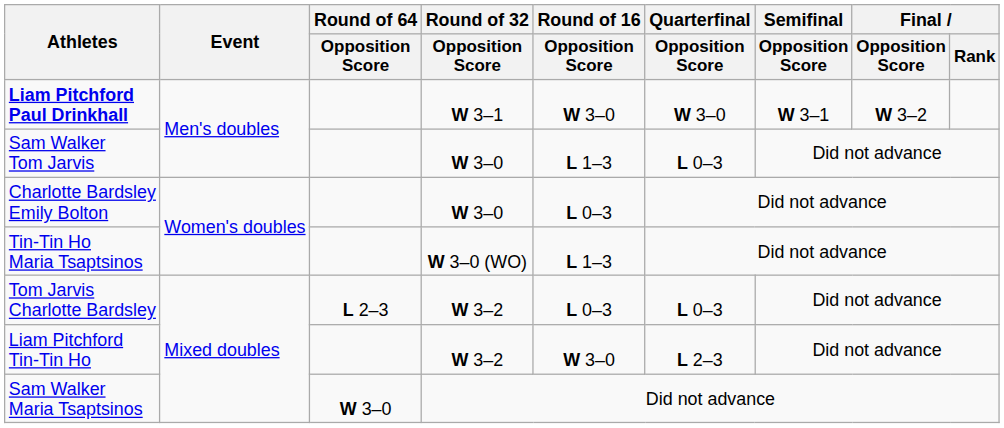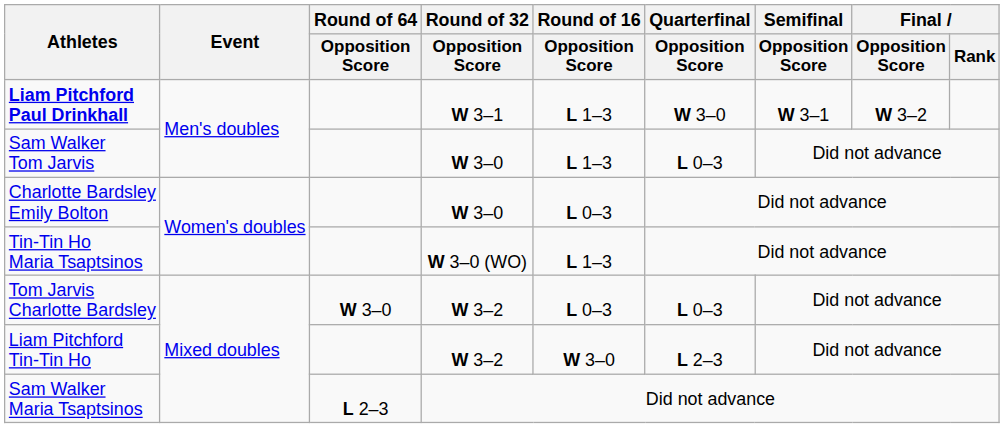(589, 114) W 3–0 -> (589, 114) L 1–3
(366, 311) L 2–3 -> (366, 311) W 3–0
(366, 409) W 3–0 -> (366, 409) L 2–3
